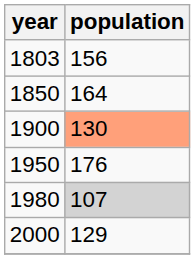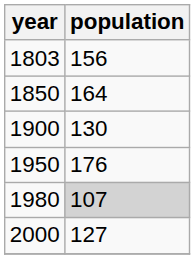(89, 128) lightsalmon background -> (89, 128) no background
(89, 235) 129 -> (89, 235) 127
